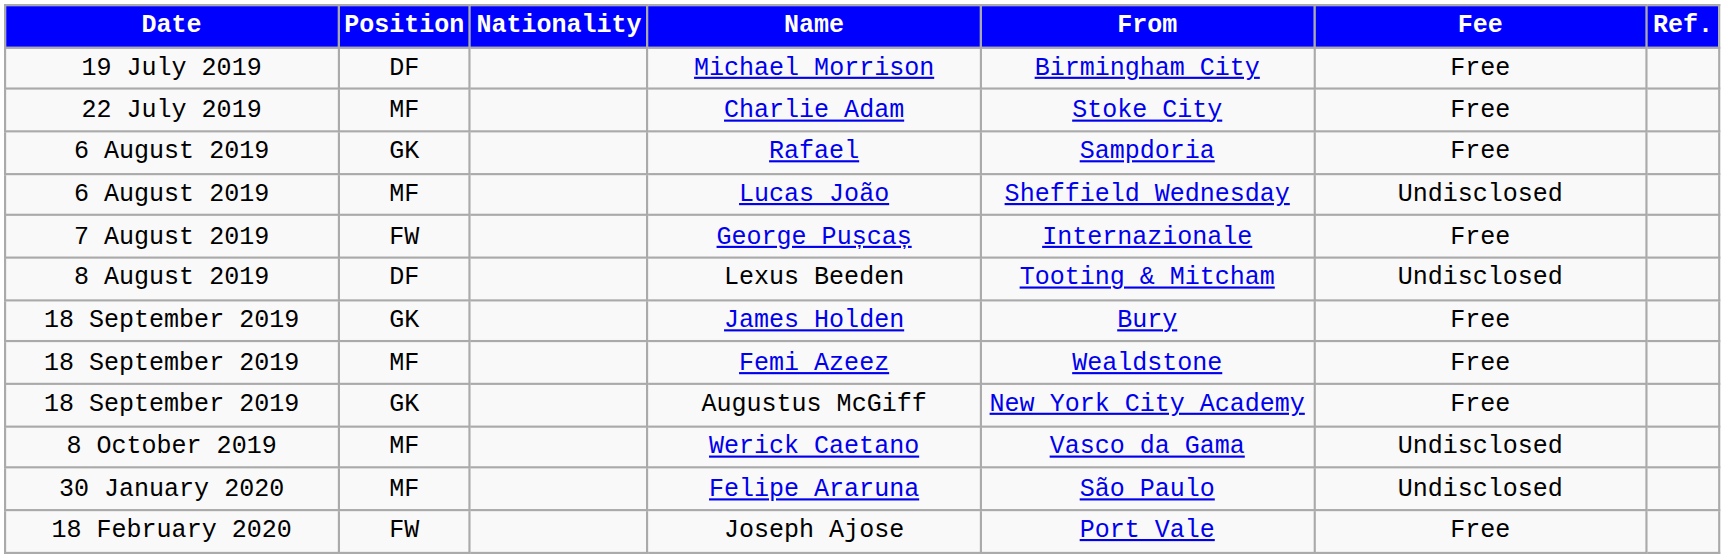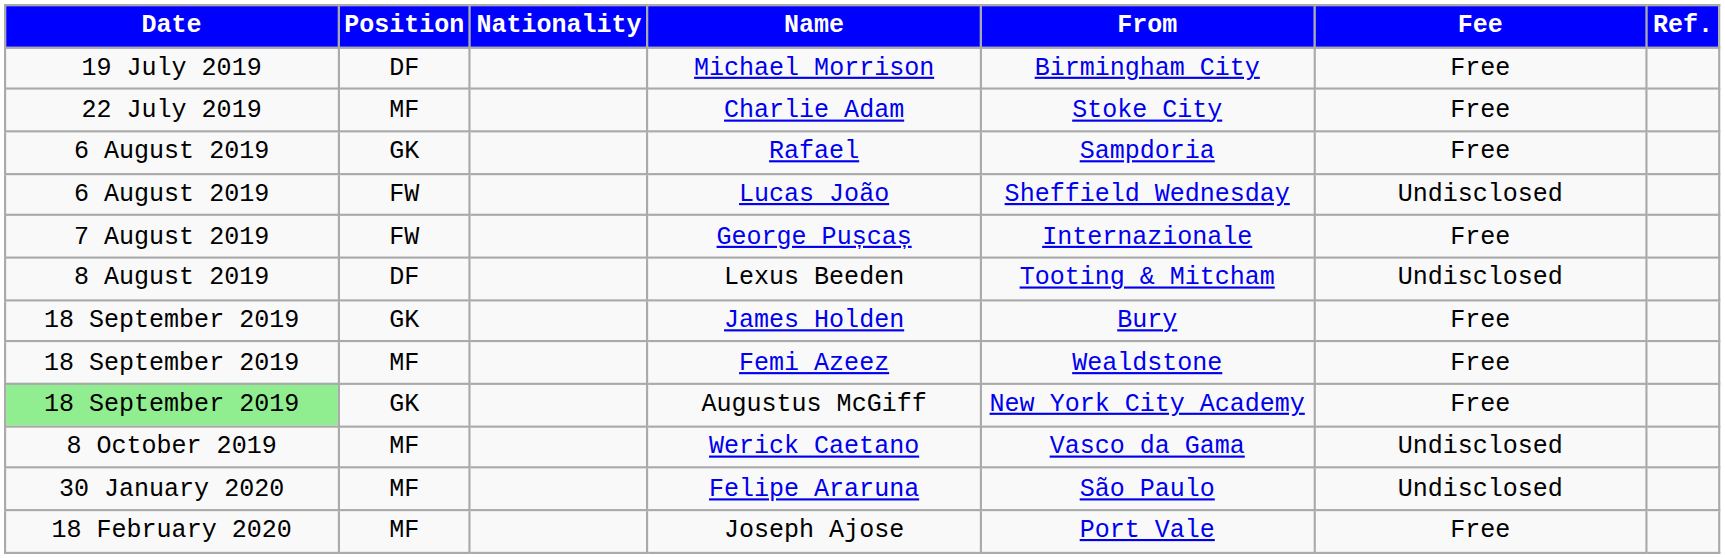(404, 194) MF -> (404, 194) FW
(172, 404) no background -> (172, 404) lightgreen background
(404, 531) FW -> (404, 531) MF
